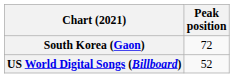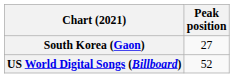(207, 45) 72 -> (207, 45) 27
